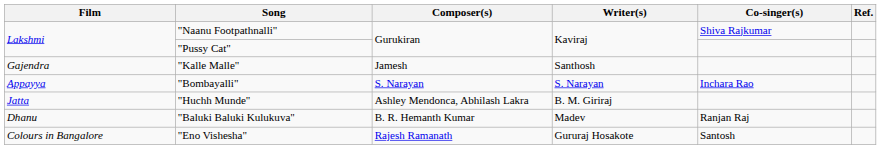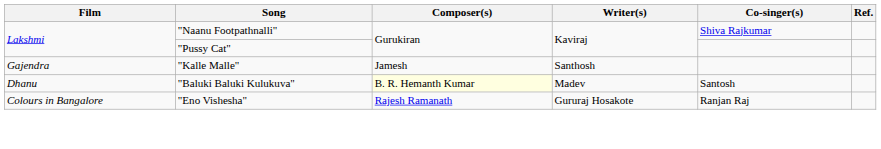- row: (208, 83)
- row: (214, 100)
(425, 118) no background -> (425, 83) lightyellow background
(725, 118) Ranjan Raj -> (717, 83) Santosh
(717, 135) Santosh -> (725, 100) Ranjan Raj
